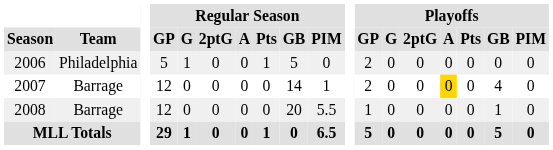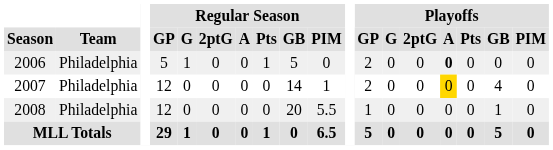(449, 62) normal -> (449, 62) bold
(98, 86) Barrage -> (98, 86) Philadelphia
(98, 109) Barrage -> (98, 109) Philadelphia
